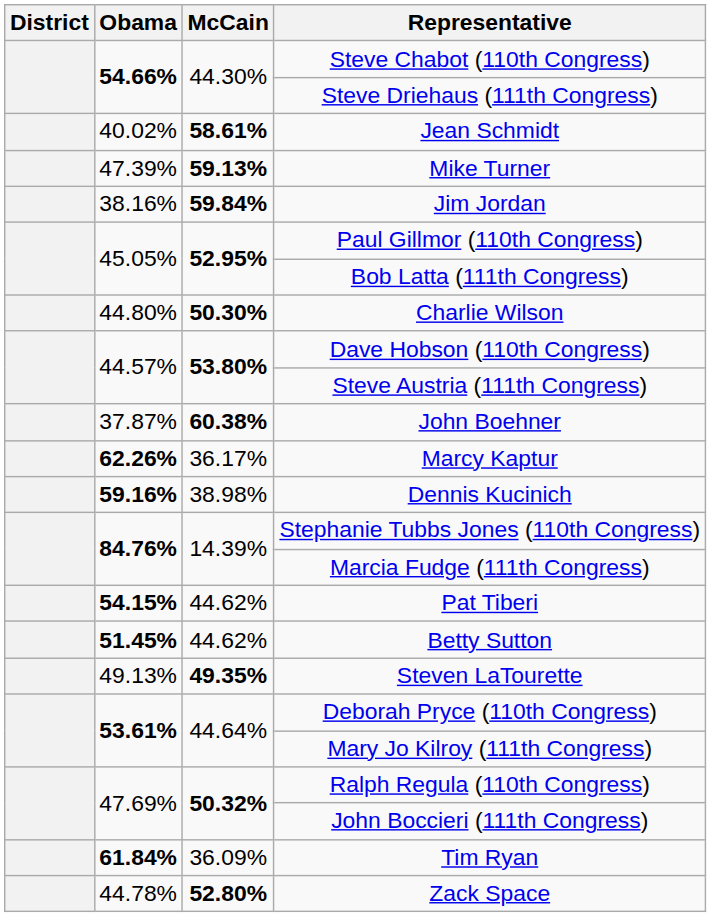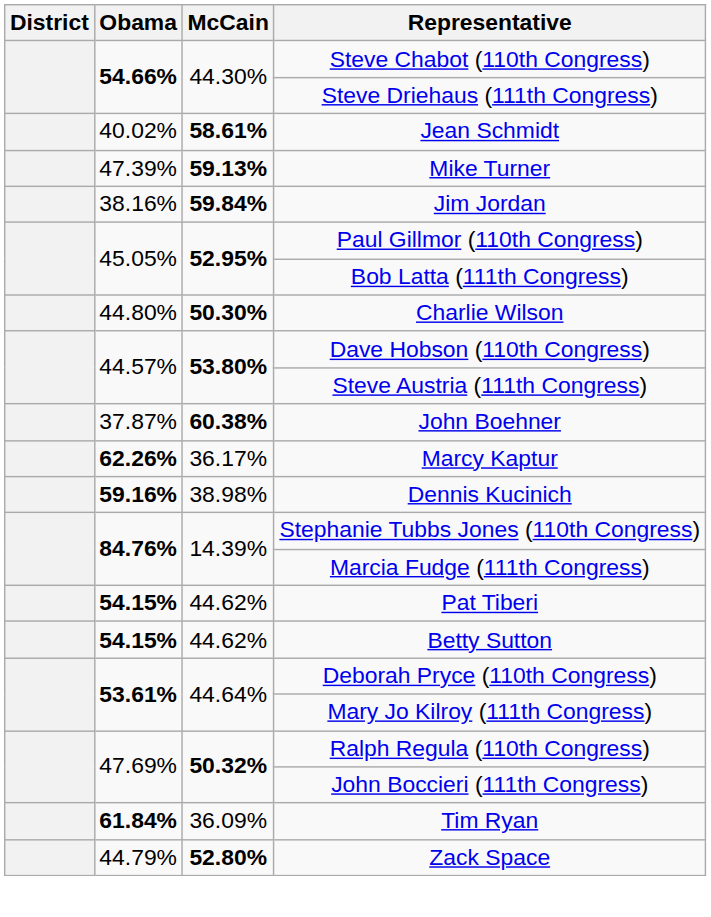(138, 639) 51.45% -> (138, 639) 54.15%
- row: (490, 675)
(138, 893) 44.78% -> (138, 857) 44.79%
